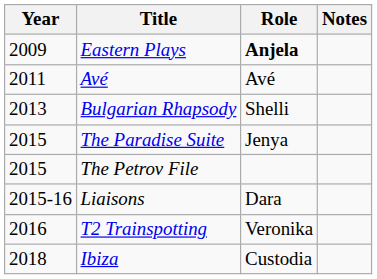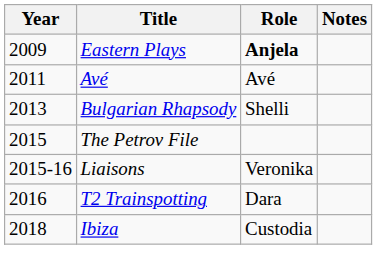- row: (152, 139)
(263, 199) Dara -> (279, 169) Veronika
(279, 229) Veronika -> (263, 199) Dara
